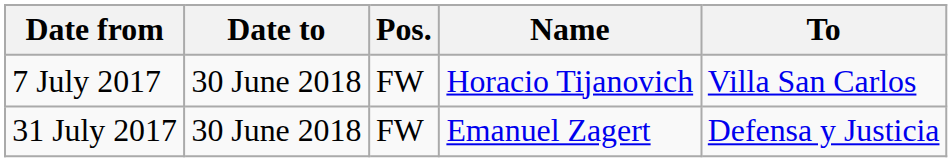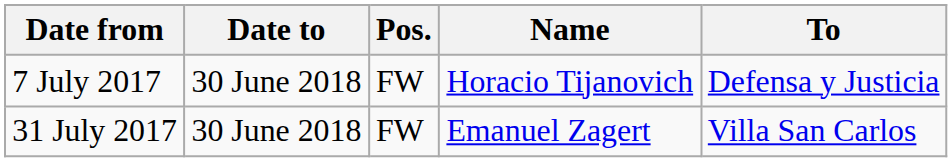(812, 80) Villa San Carlos -> (824, 80) Defensa y Justicia
(824, 130) Defensa y Justicia -> (812, 130) Villa San Carlos
